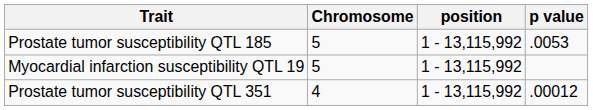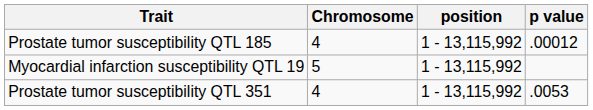(316, 42) 5 -> (316, 42) 4
(549, 42) .0053 -> (553, 42) .00012
(553, 92) .00012 -> (549, 92) .0053
